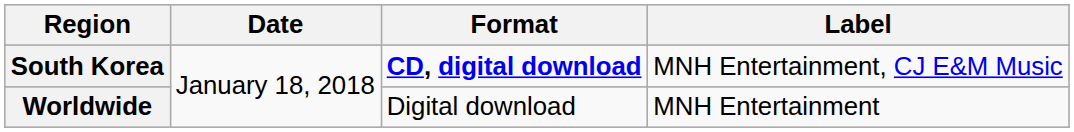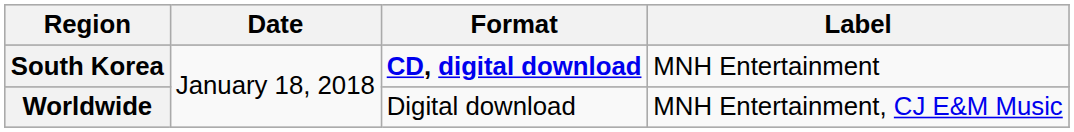(858, 65) MNH Entertainment, CJ E&M Music -> (766, 65) MNH Entertainment
(766, 106) MNH Entertainment -> (858, 106) MNH Entertainment, CJ E&M Music
